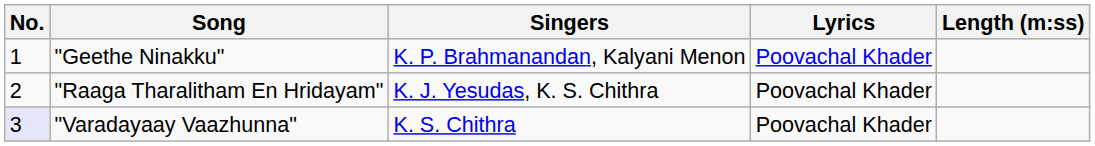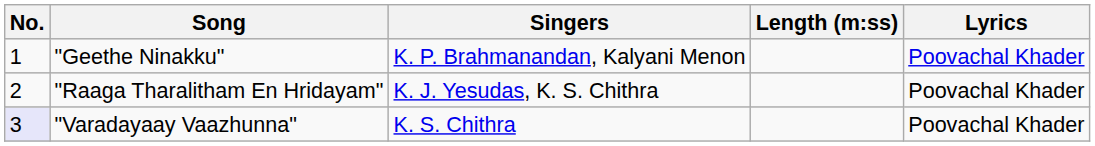columns swapped: (844, 22) <-> (1013, 22)
